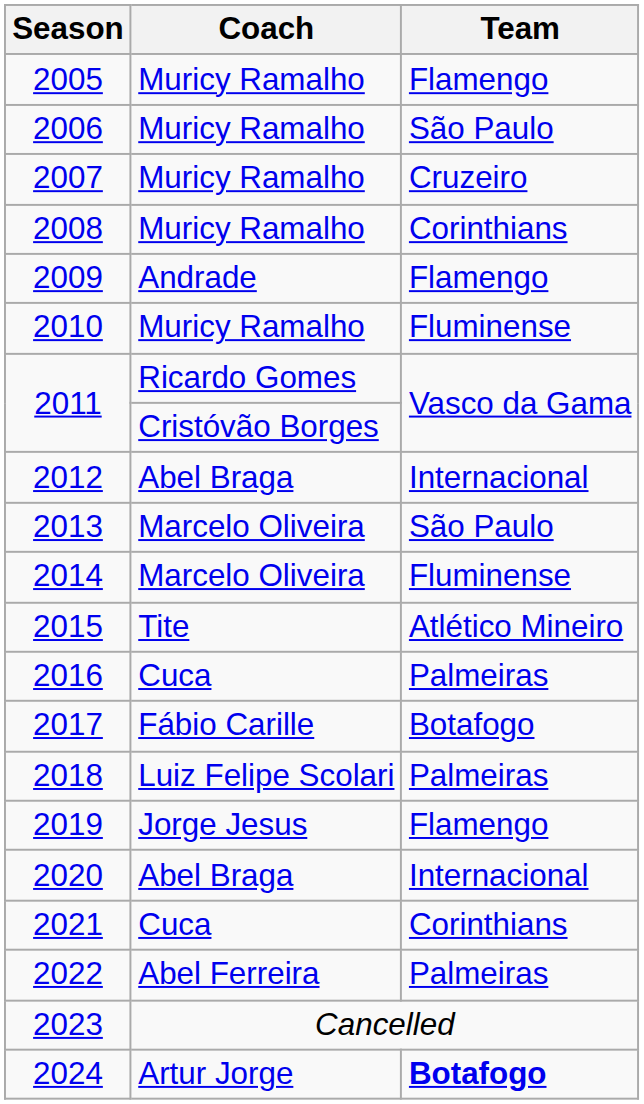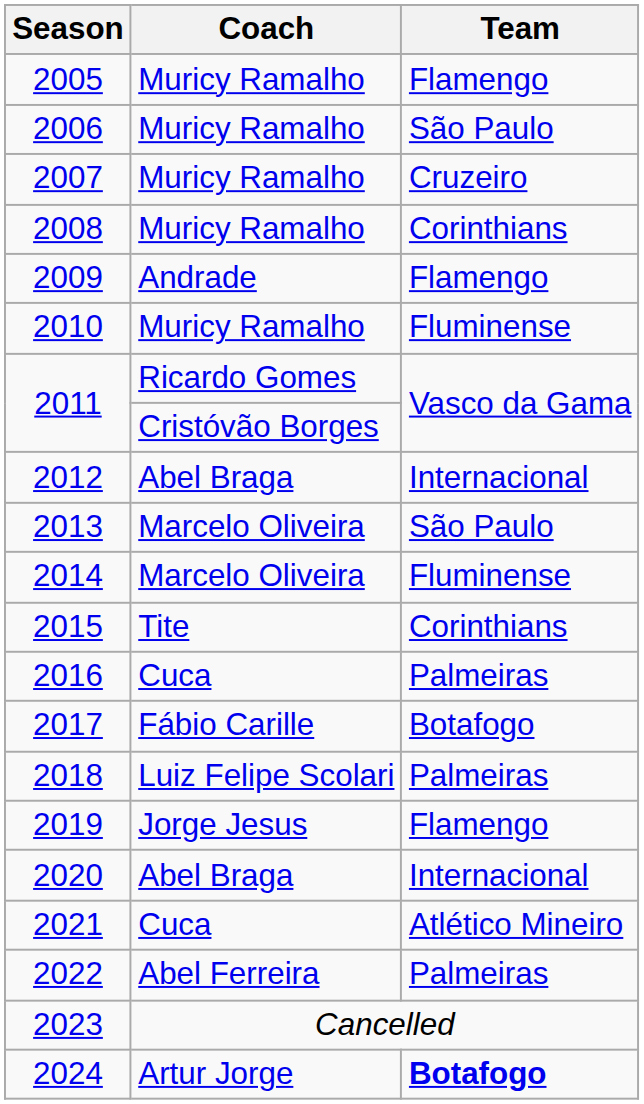(516, 626) Atlético Mineiro -> (488, 626) Corinthians
(488, 924) Corinthians -> (516, 924) Atlético Mineiro
